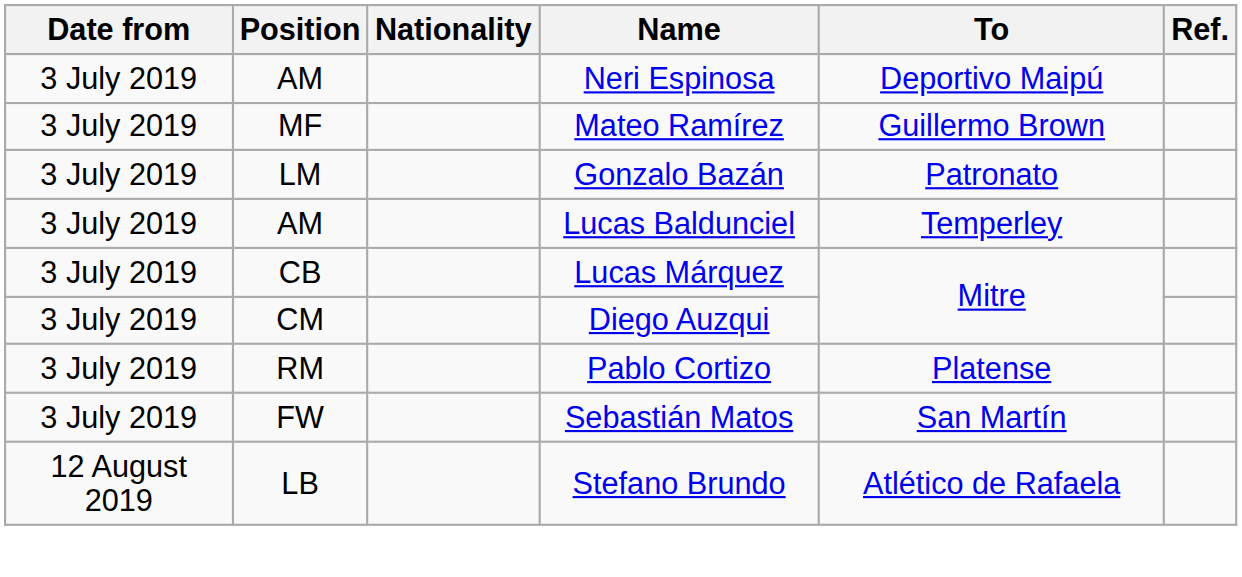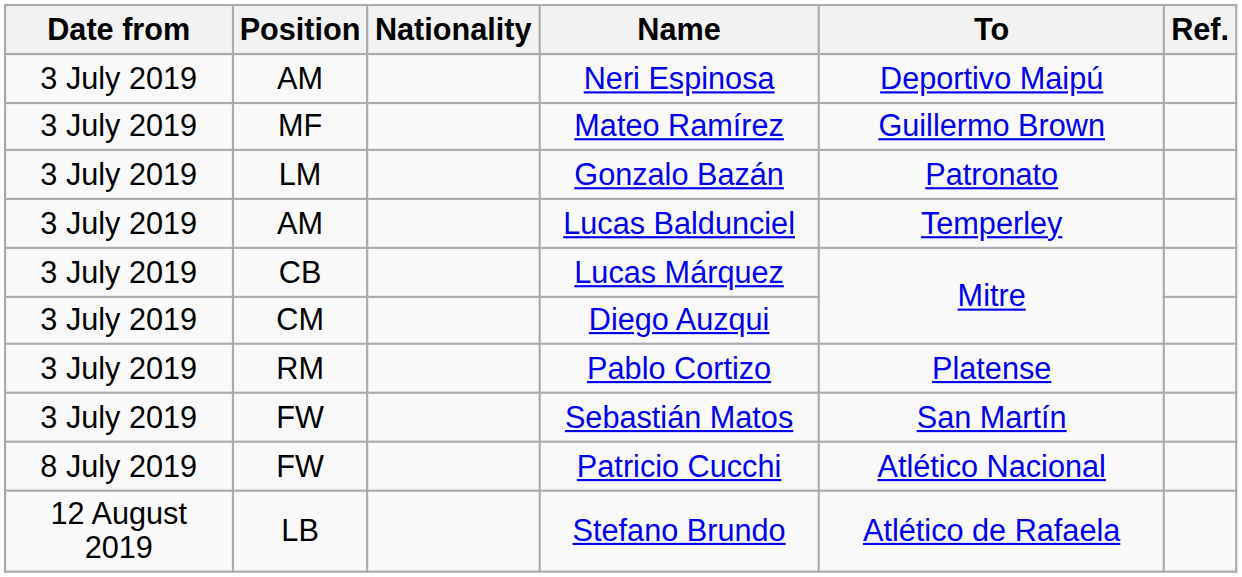+ row: (679, 466)
